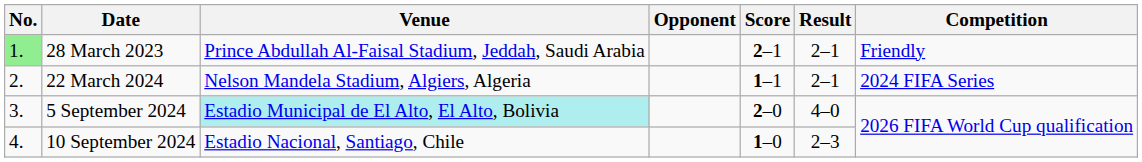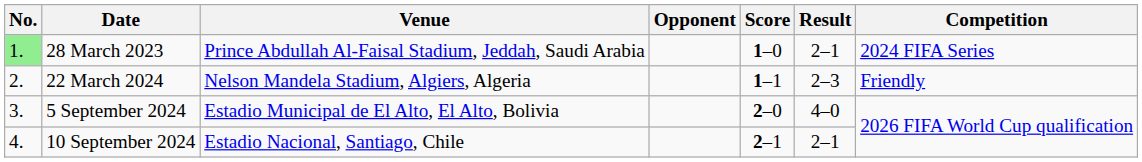(767, 50) 2–1 -> (767, 50) 1–0
(893, 50) Friendly -> (927, 50) 2024 FIFA Series
(825, 80) 2–1 -> (825, 80) 2–3
(927, 80) 2024 FIFA Series -> (893, 80) Friendly
(382, 111) paleturquoise background -> (382, 111) no background
(767, 141) 1–0 -> (767, 141) 2–1
(825, 141) 2–3 -> (825, 141) 2–1
